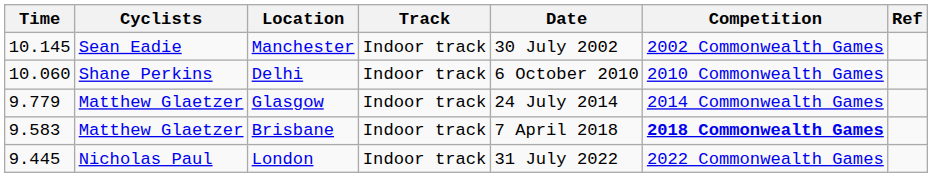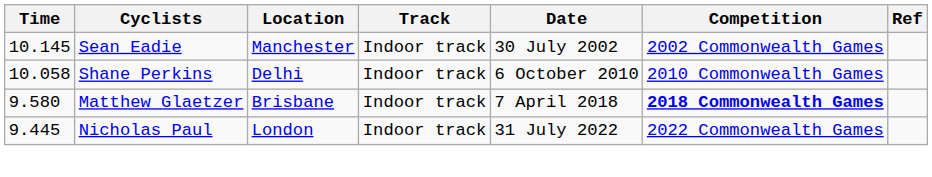(40, 75) 10.060 -> (40, 75) 10.058
- row: (288, 103)
(34, 131) 9.583 -> (34, 103) 9.580
